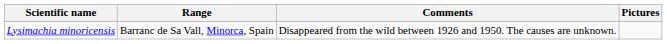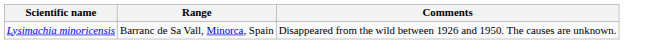- column: (640, 13)
